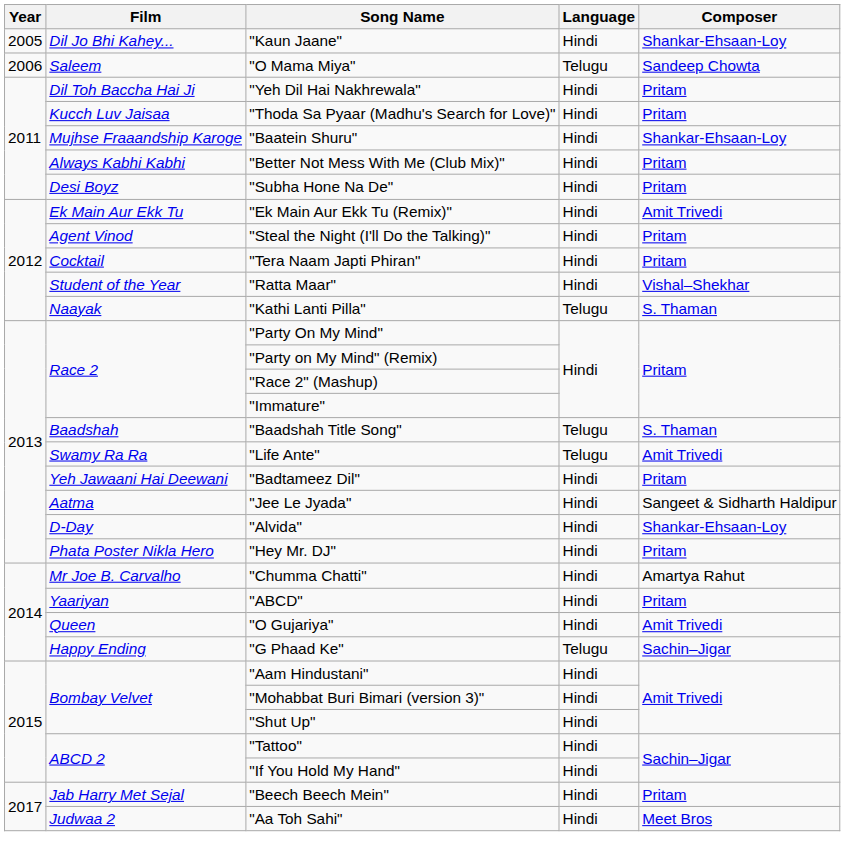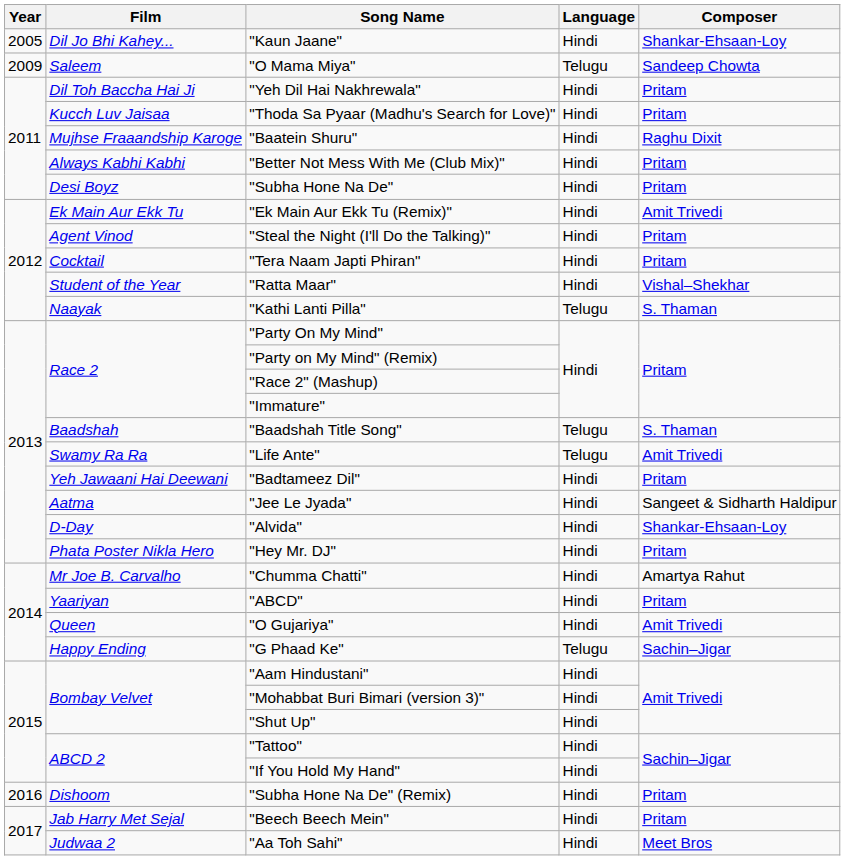(25, 65) 2006 -> (25, 65) 2009
(714, 138) Shankar-Ehsaan-Loy -> (682, 138) Raghu Dixit
+ row: (350, 795)
